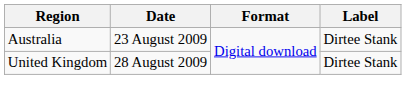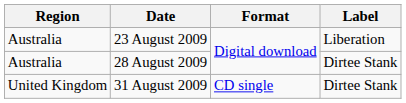(360, 39) Dirtee Stank -> (354, 39) Liberation
(58, 62) United Kingdom -> (35, 62) Australia
+ row: (161, 86)
